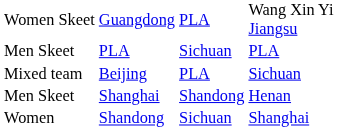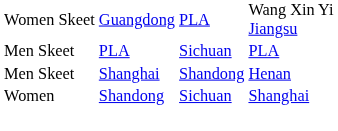- row: (123, 73)
